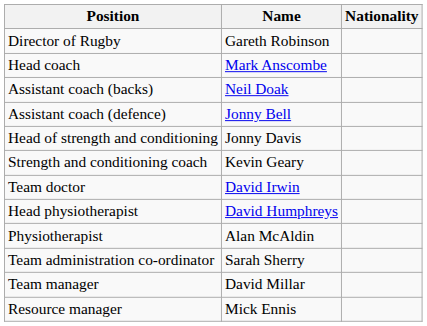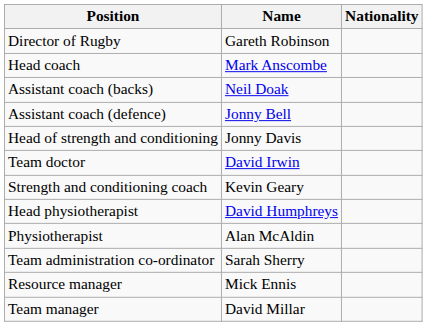rows swapped: (108, 162) <-> (47, 187)
rows swapped: (65, 308) <-> (53, 284)
